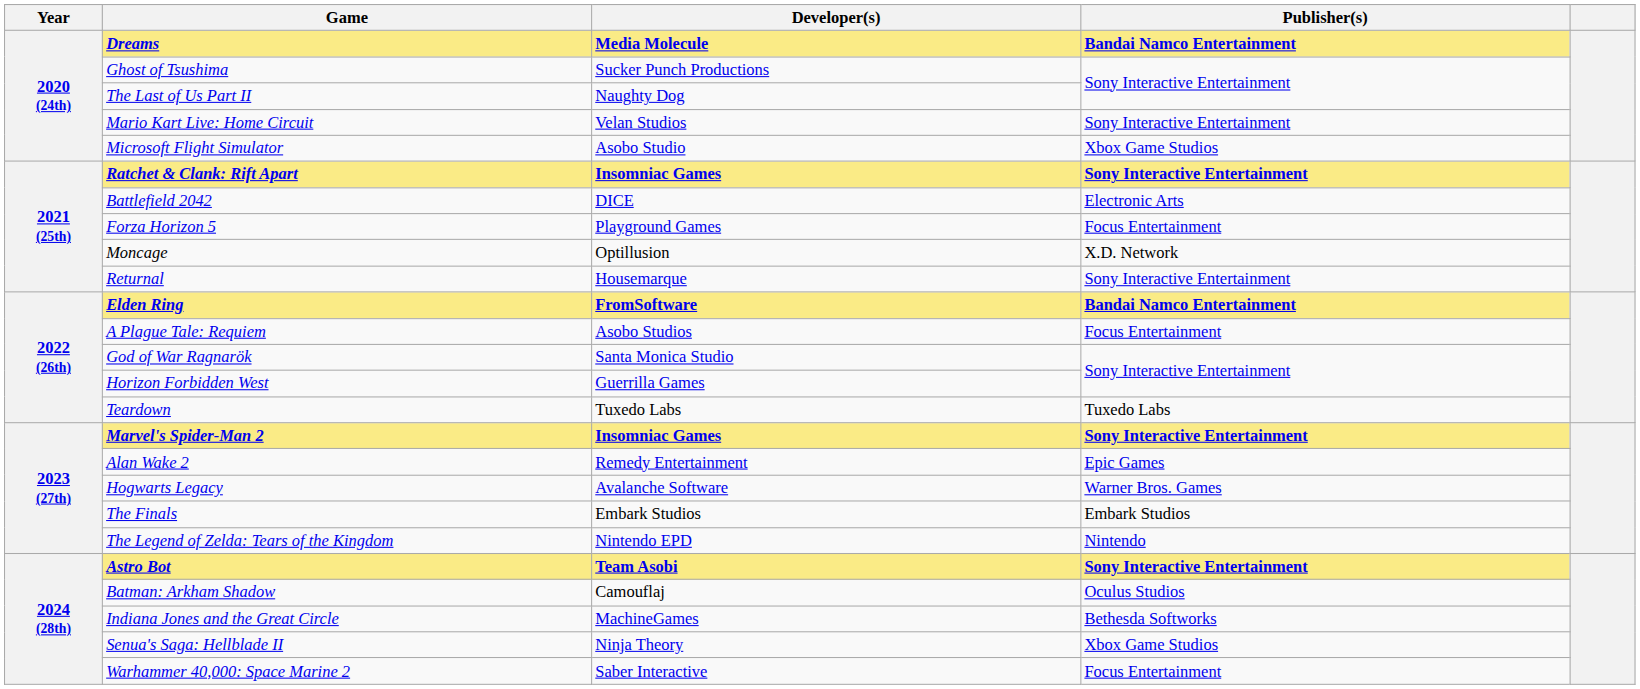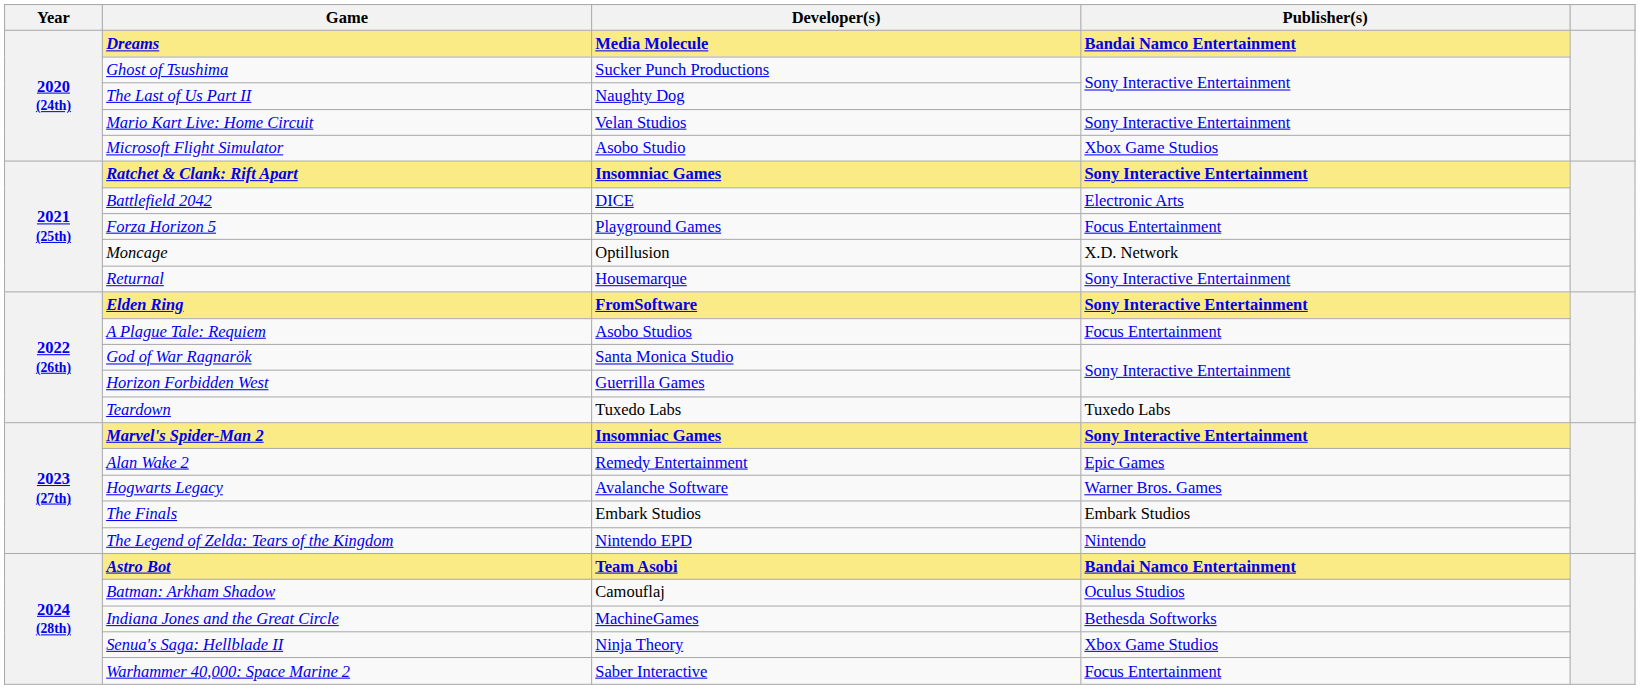(1190, 305) Bandai Namco Entertainment -> (1196, 305) Sony Interactive Entertainment
(1196, 566) Sony Interactive Entertainment -> (1190, 566) Bandai Namco Entertainment
